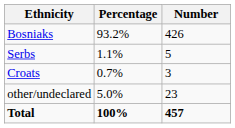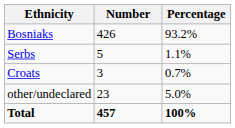columns swapped: (196, 14) <-> (128, 14)
